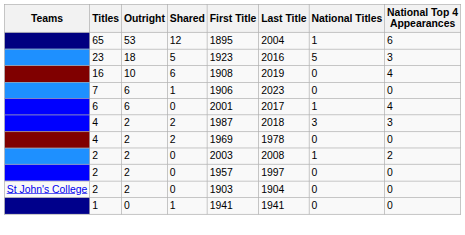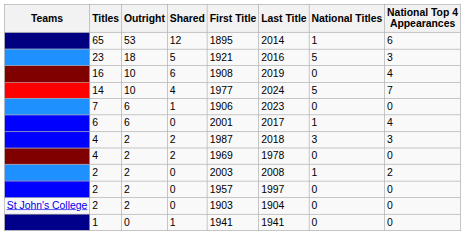(273, 40) 2004 -> (273, 40) 2014
(221, 57) 1923 -> (221, 57) 1921
+ row: (47, 90)
